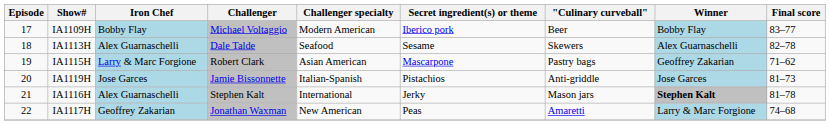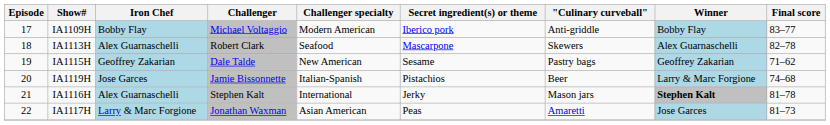(558, 29) Beer -> (573, 29) Anti-griddle
(233, 45) Dale Talde -> (237, 45) Robert Clark
(418, 45) Sesame -> (428, 45) Mascarpone
(147, 62) Larry & Marc Forgione -> (136, 62) Geoffrey Zakarian
(237, 62) Robert Clark -> (233, 62) Dale Talde
(333, 62) Asian American -> (330, 62) New American
(428, 62) Mascarpone -> (418, 62) Sesame
(573, 78) Anti-griddle -> (558, 78) Beer
(682, 78) Jose Garces -> (706, 78) Larry & Marc Forgione
(782, 78) 81–73 -> (782, 78) 74–68
(136, 111) Geoffrey Zakarian -> (147, 111) Larry & Marc Forgione
(330, 111) New American -> (333, 111) Asian American
(706, 111) Larry & Marc Forgione -> (682, 111) Jose Garces
(782, 111) 74–68 -> (782, 111) 81–73
